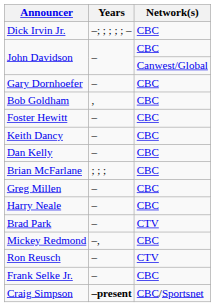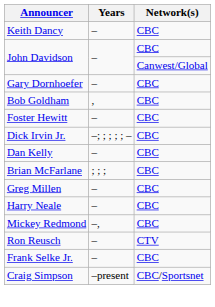rows swapped: (35, 135) <-> (36, 30)
- row: (29, 223)
(112, 293) bold -> (110, 275) normal
